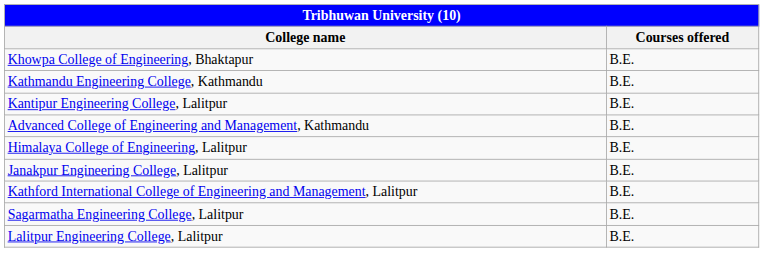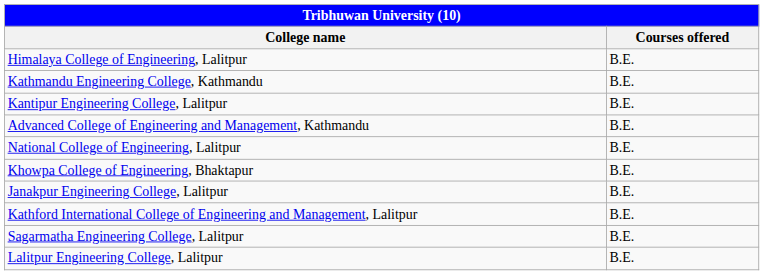rows swapped: (130, 59) <-> (127, 147)
+ row: (124, 147)
